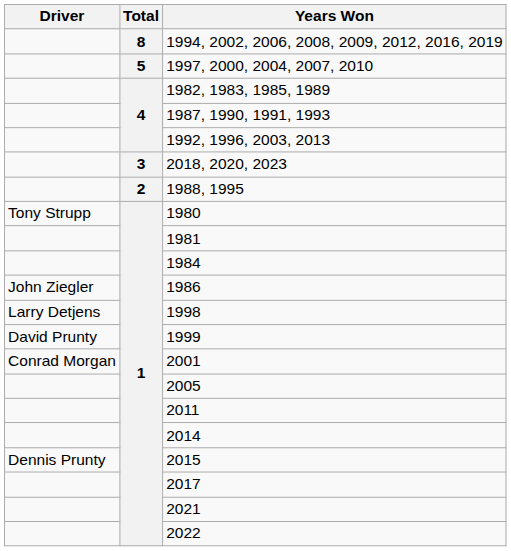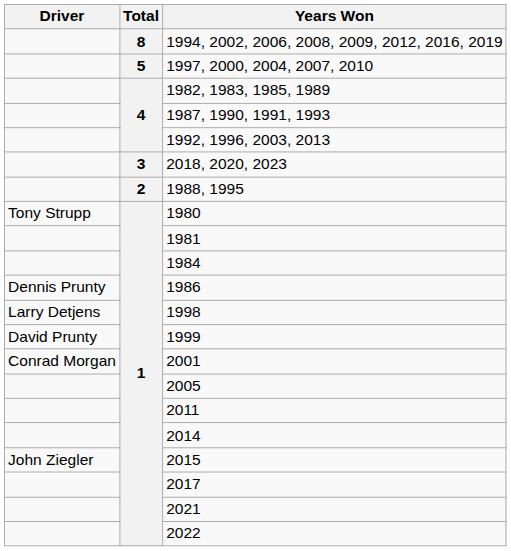(51, 287) John Ziegler -> (57, 287) Dennis Prunty
(57, 459) Dennis Prunty -> (51, 459) John Ziegler
